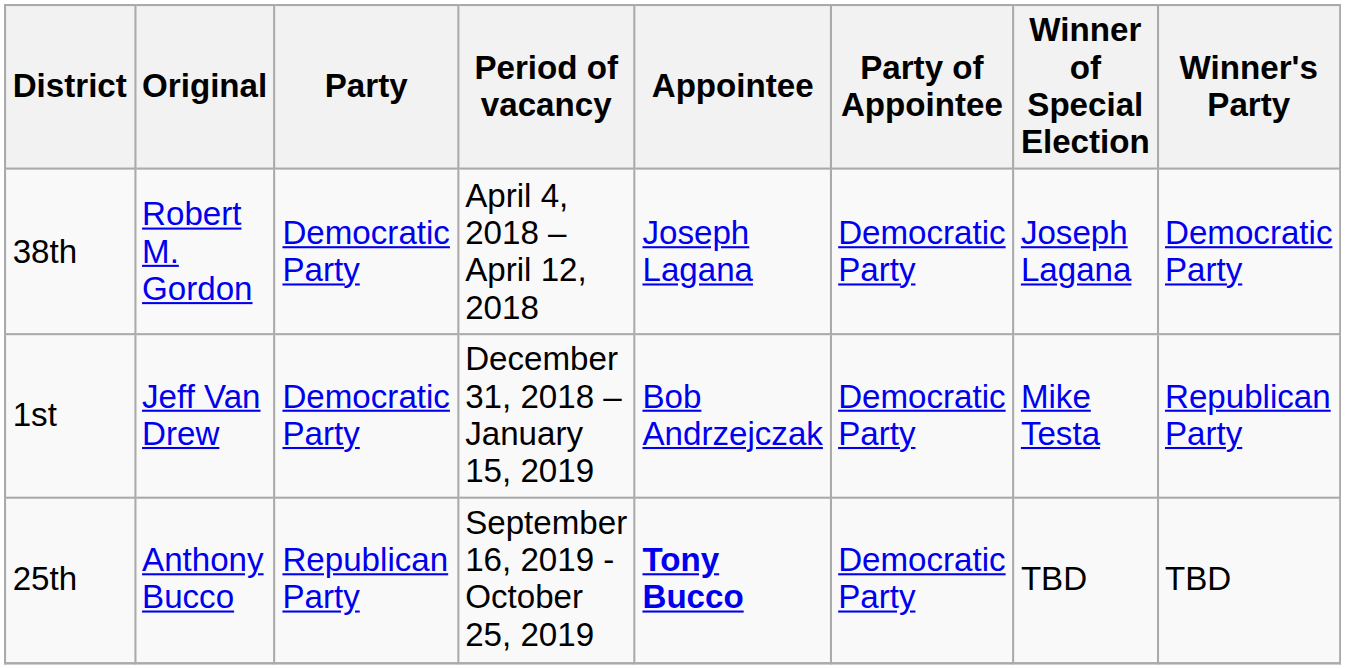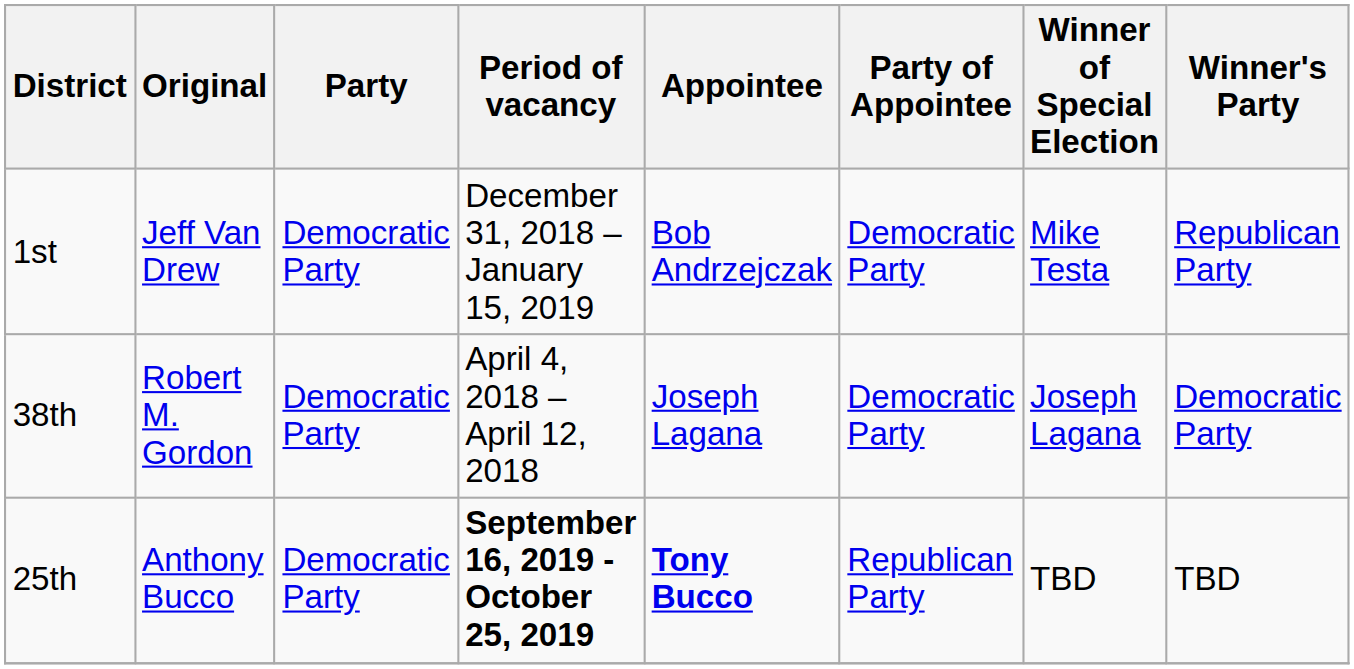rows swapped: (45, 250) <-> (35, 415)
(365, 579) Republican Party -> (366, 579) Democratic Party
(546, 579) normal -> (551, 579) bold
(922, 579) Democratic Party -> (930, 579) Republican Party
